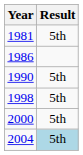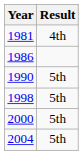(58, 35) 5th -> (58, 35) 4th
(58, 139) lightblue background -> (58, 139) no background
